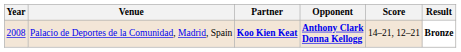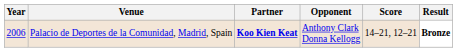(16, 34) 2008 -> (16, 34) 2006
(333, 34) bold -> (331, 34) normal
